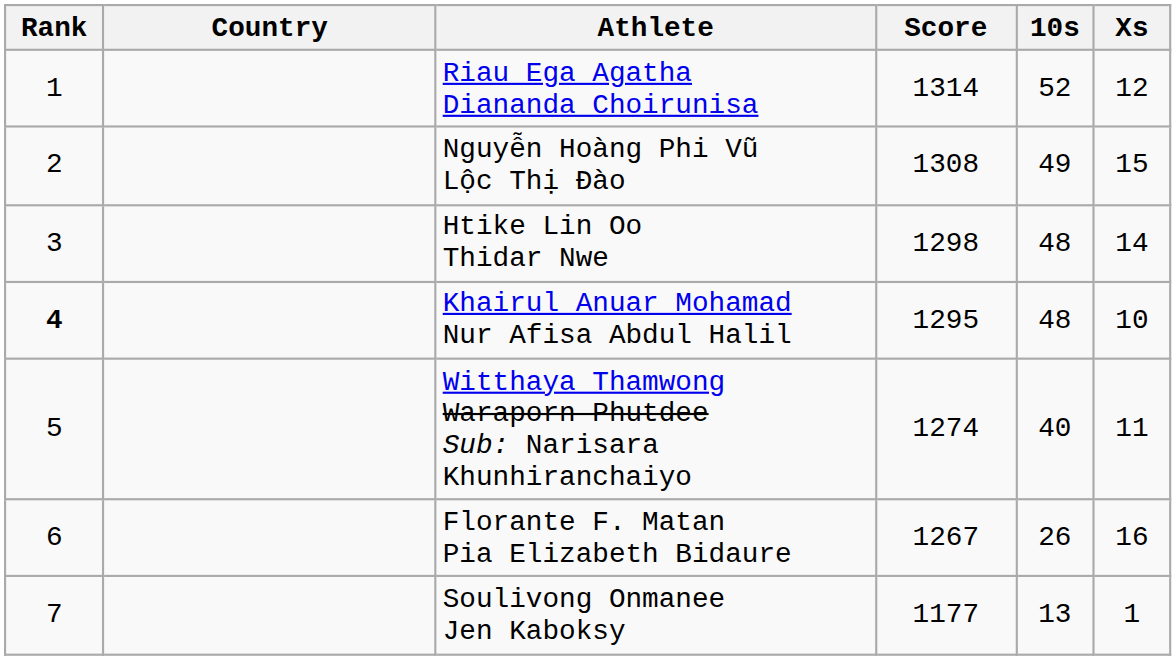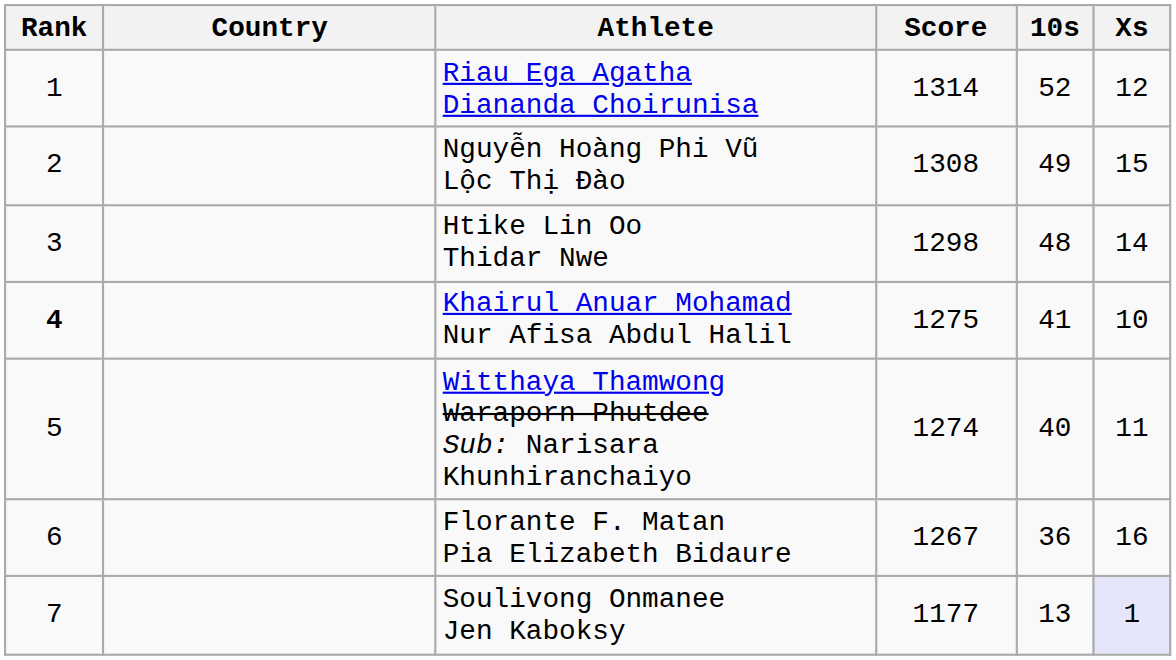(946, 320) 1295 -> (946, 320) 1275
(1055, 320) 48 -> (1055, 320) 41
(1055, 538) 26 -> (1055, 538) 36
(1132, 615) no background -> (1132, 615) lavender background
